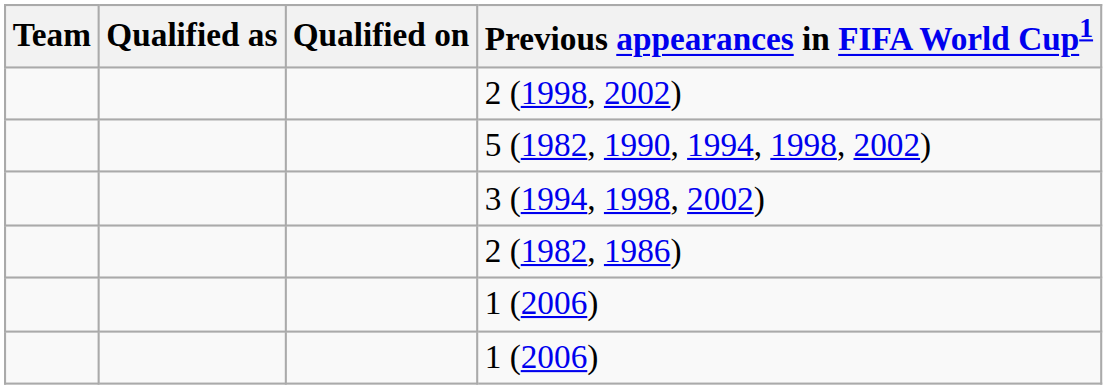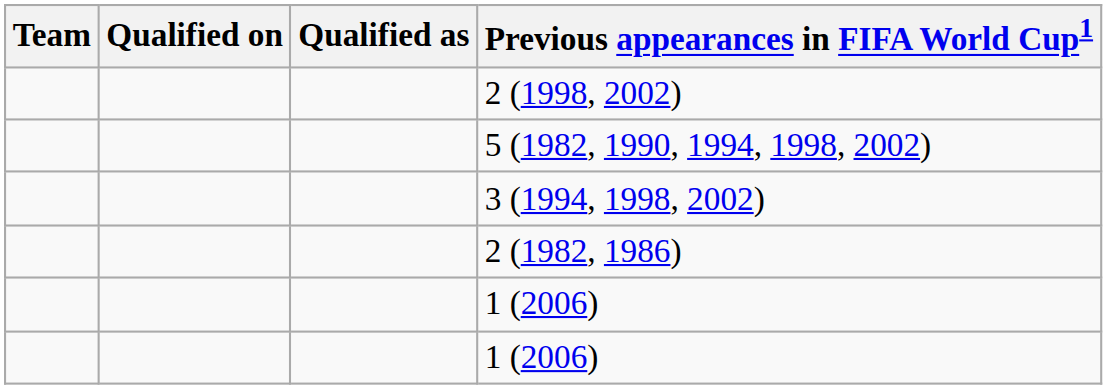columns swapped: (192, 35) <-> (381, 35)
